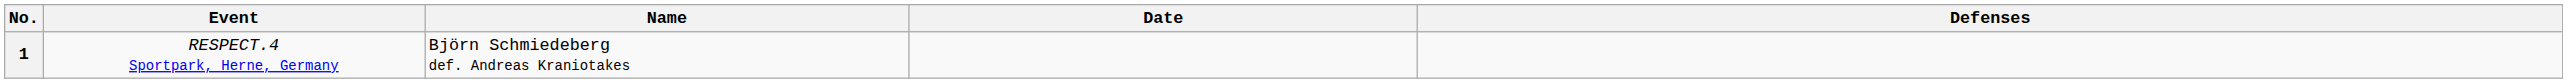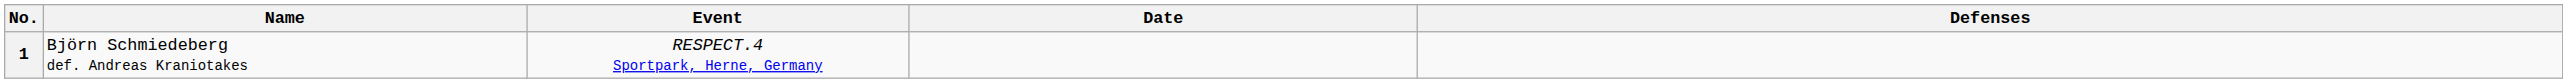columns swapped: (667, 18) <-> (234, 18)
